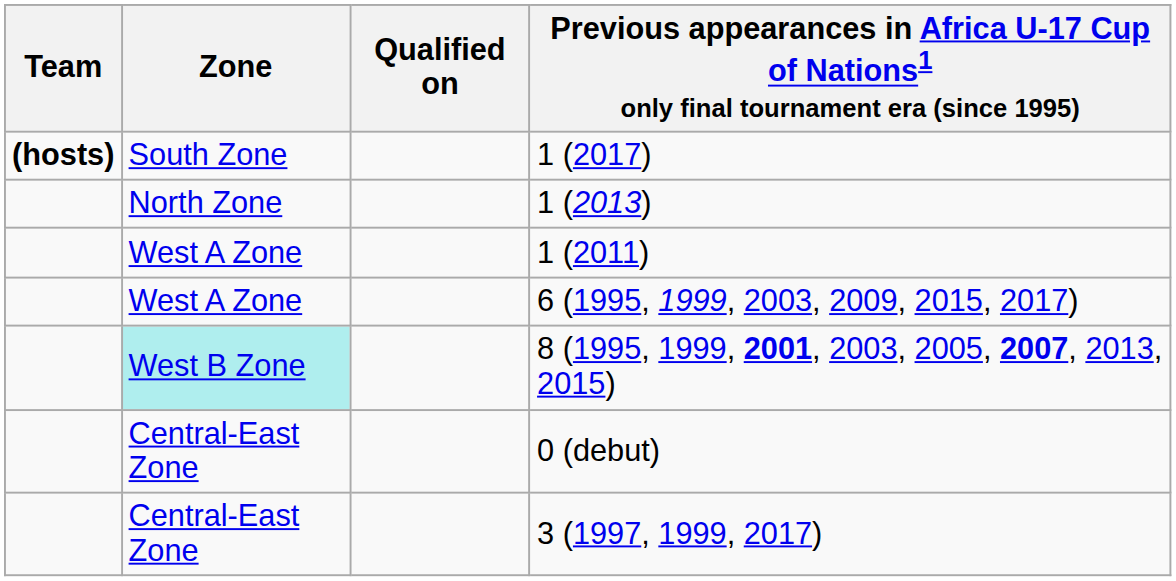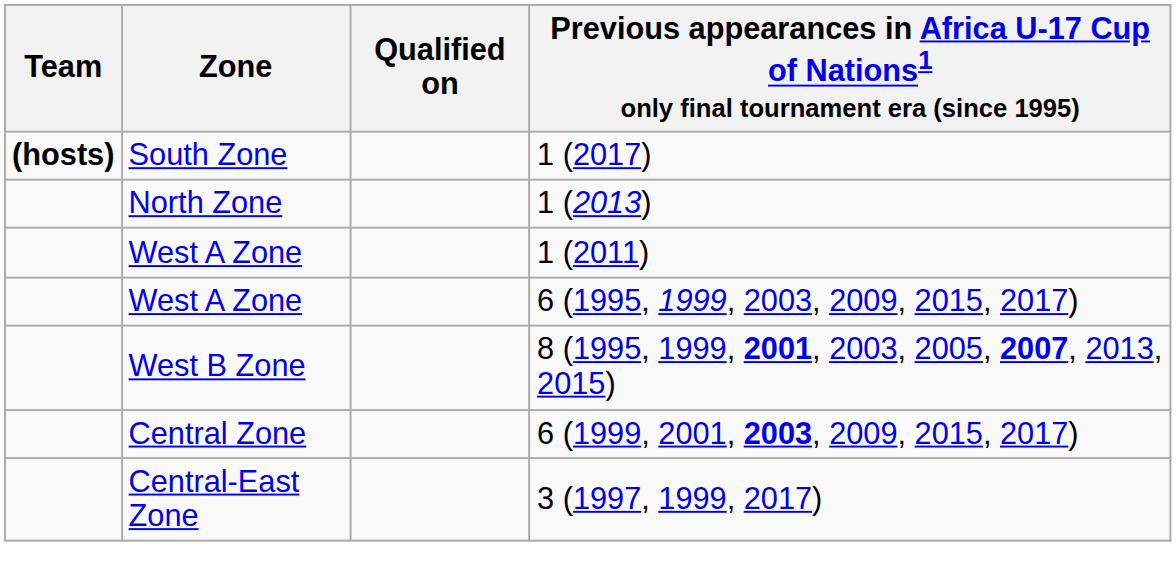(217, 367) paleturquoise background -> (217, 367) no background
+ row: (808, 433)
- row: (599, 450)
